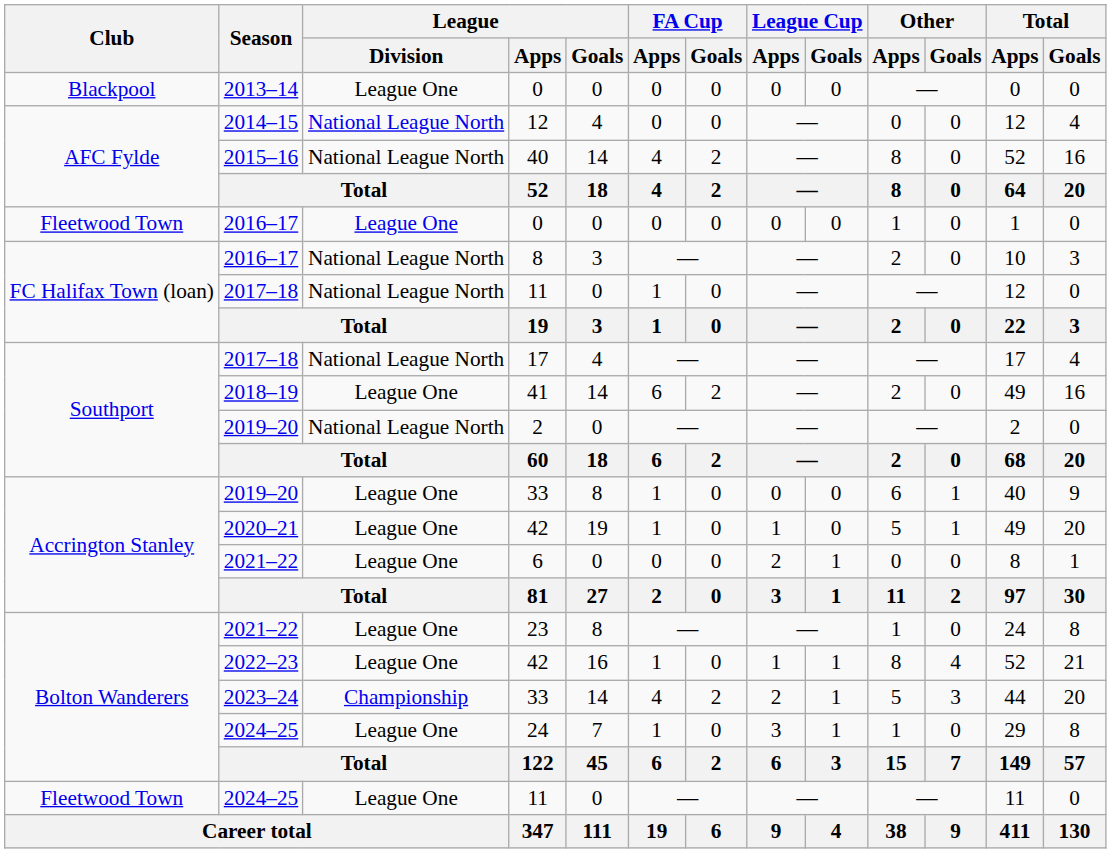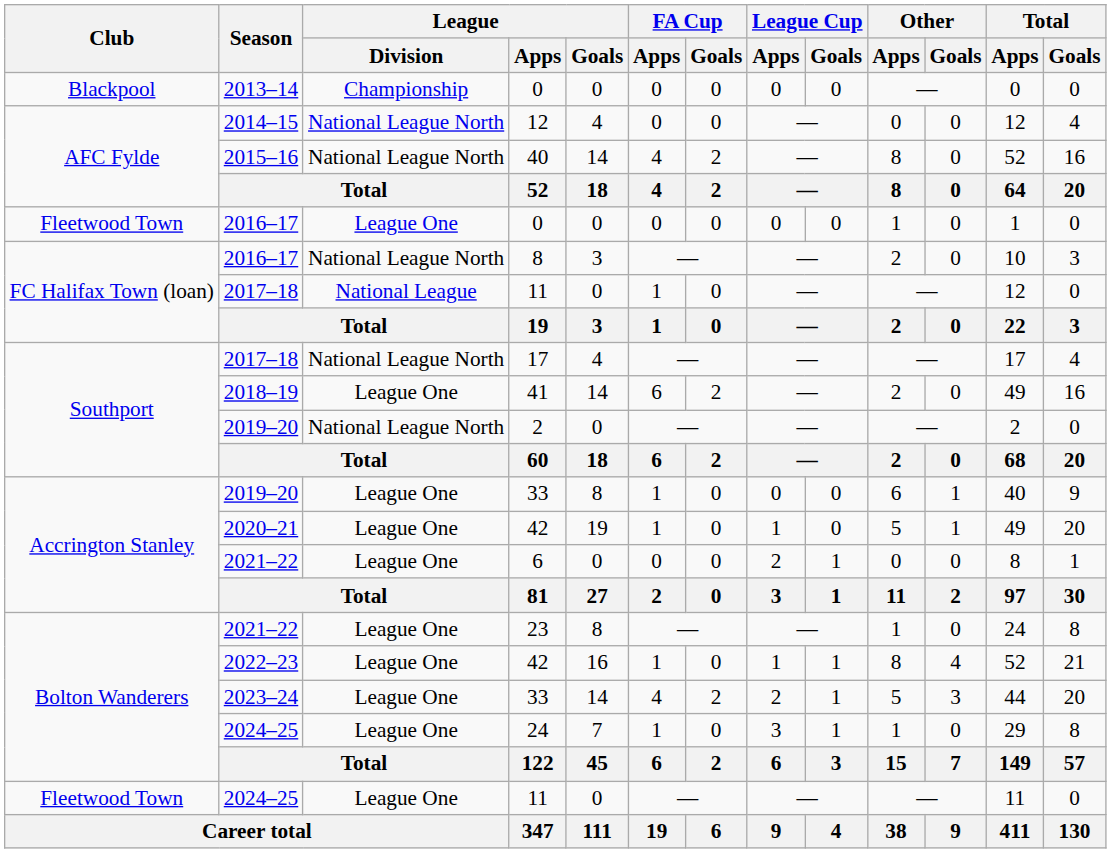(406, 88) League One -> (406, 88) Championship
(406, 291) National League North -> (406, 291) National League
(406, 696) Championship -> (406, 696) League One
